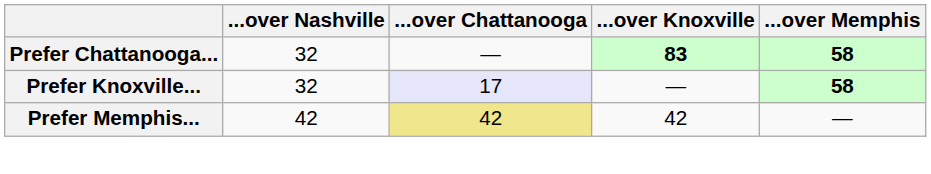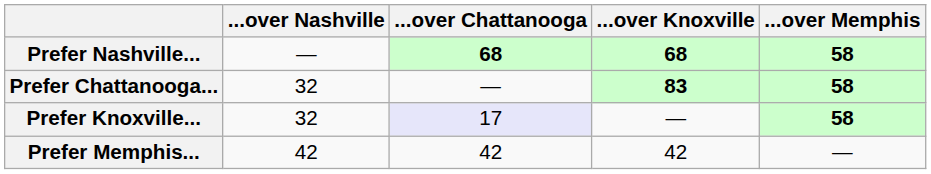+ row: (114, 53)
(491, 119) khaki background -> (491, 151) no background
